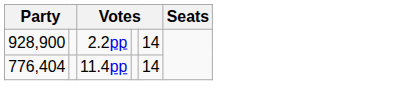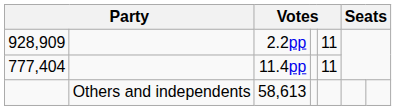(37, 42) 928,900 -> (37, 42) 928,909
(151, 42) 14 -> (329, 42) 11
(37, 67) 776,404 -> (37, 67) 777,404
(151, 67) 14 -> (329, 67) 11
+ row: (282, 92)
